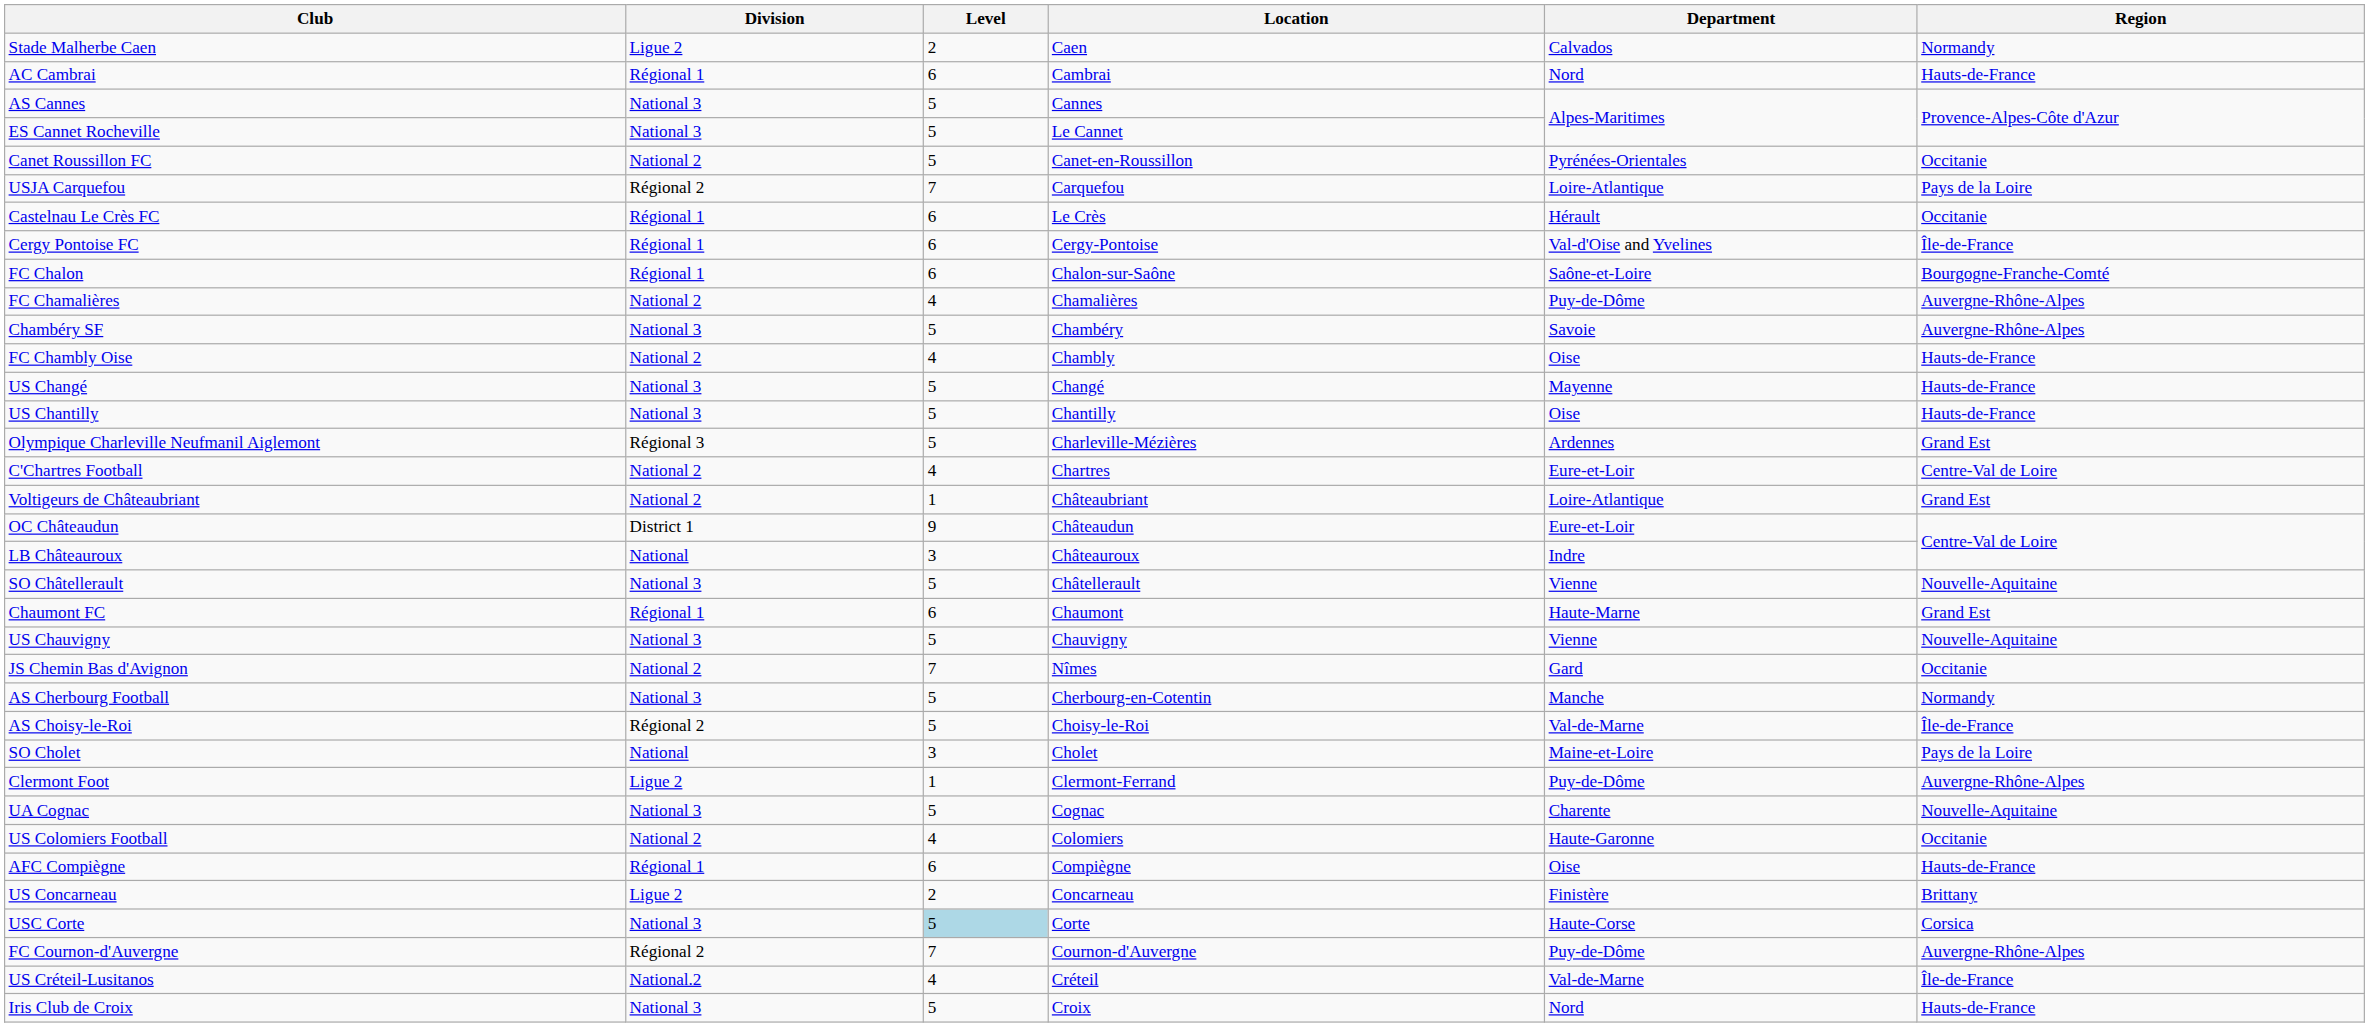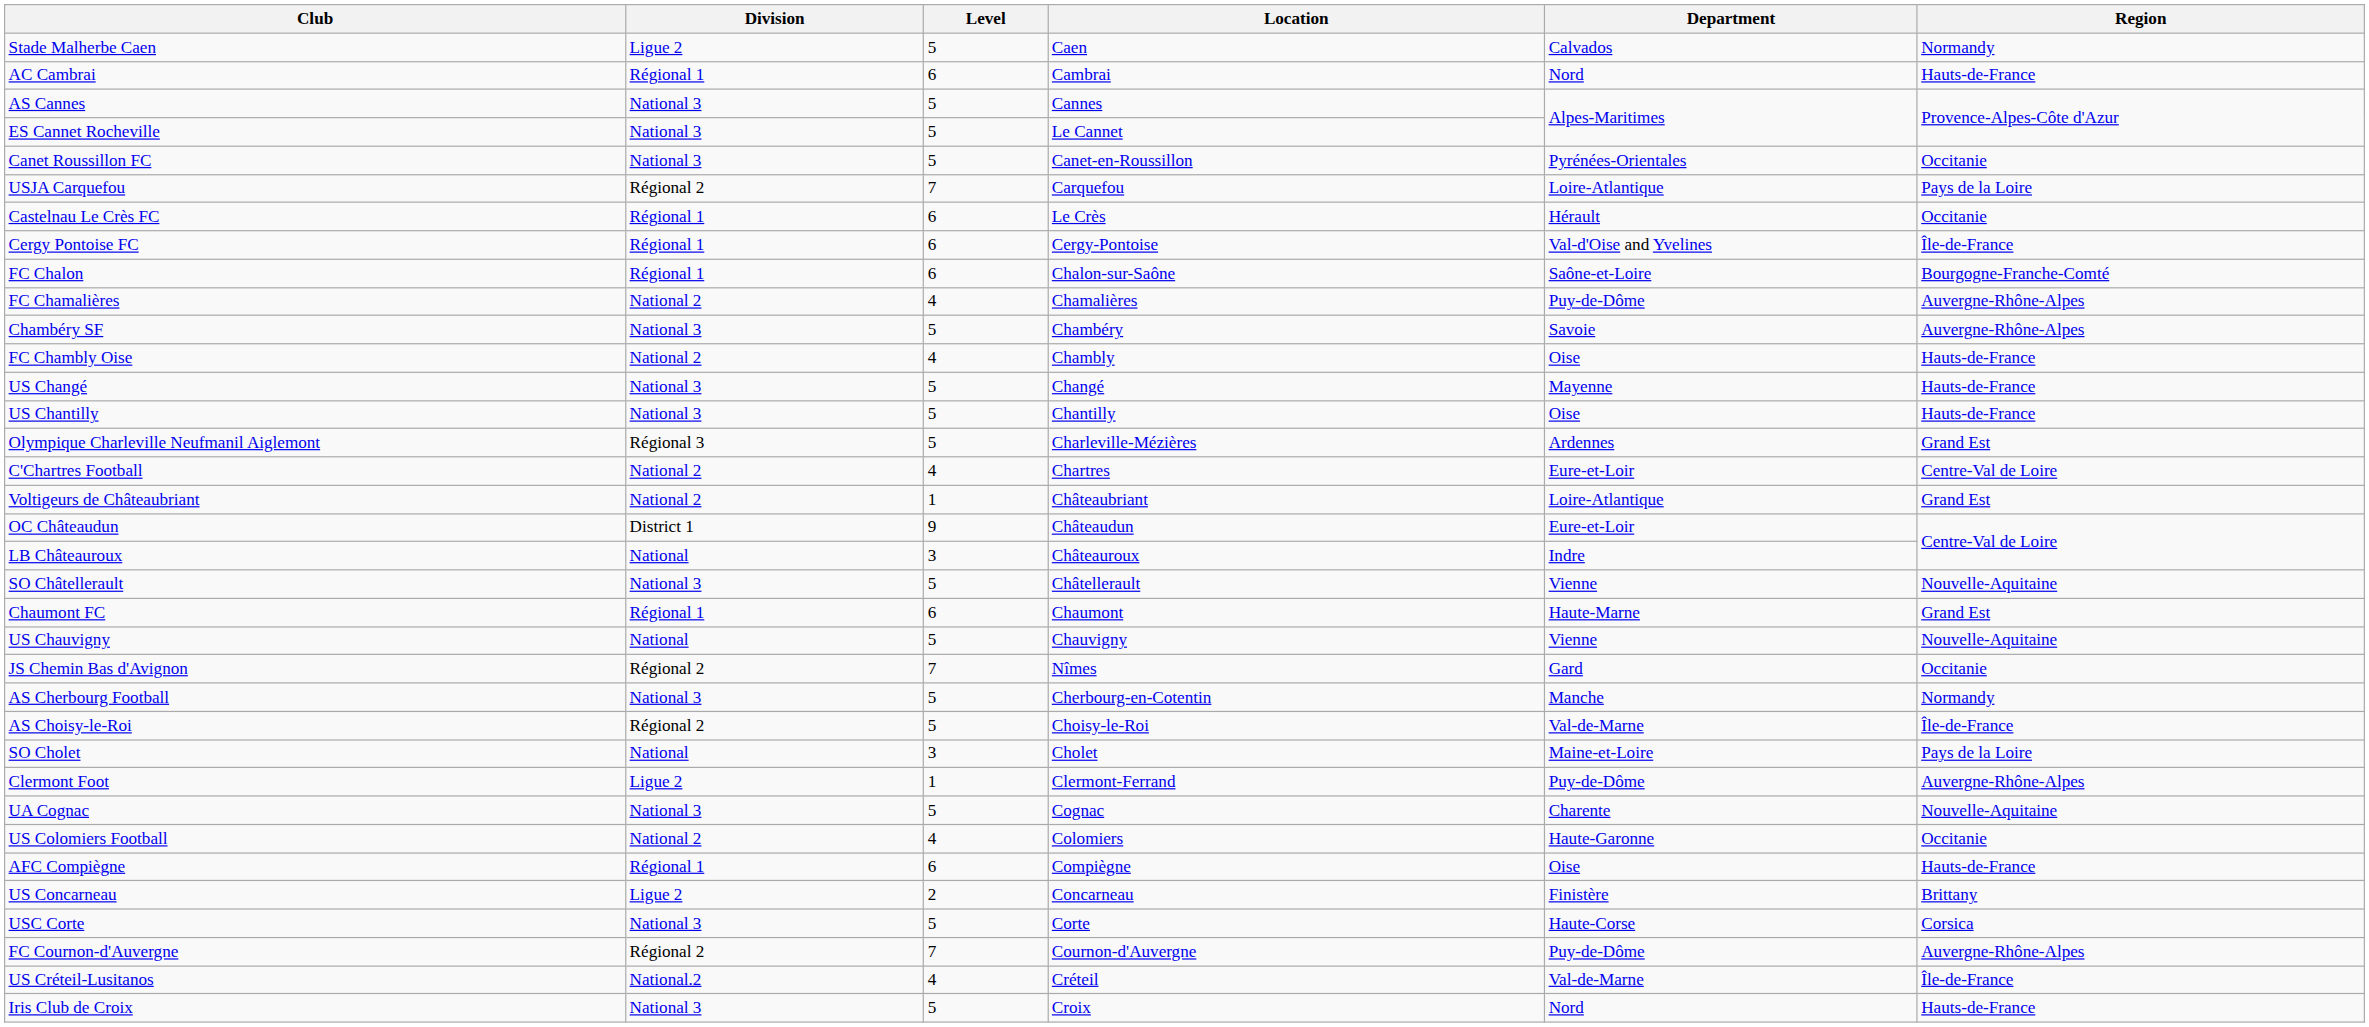(932, 47) 2 -> (932, 47) 5
(666, 160) National 2 -> (666, 160) National 3
(666, 640) National 3 -> (659, 640) National
(666, 669) National 2 -> (667, 669) Régional 2
(932, 923) lightblue background -> (932, 923) no background
